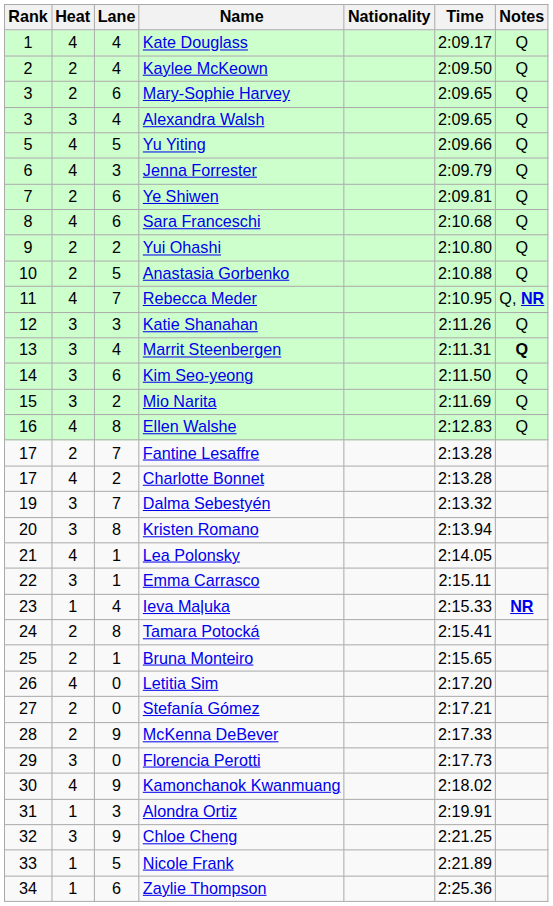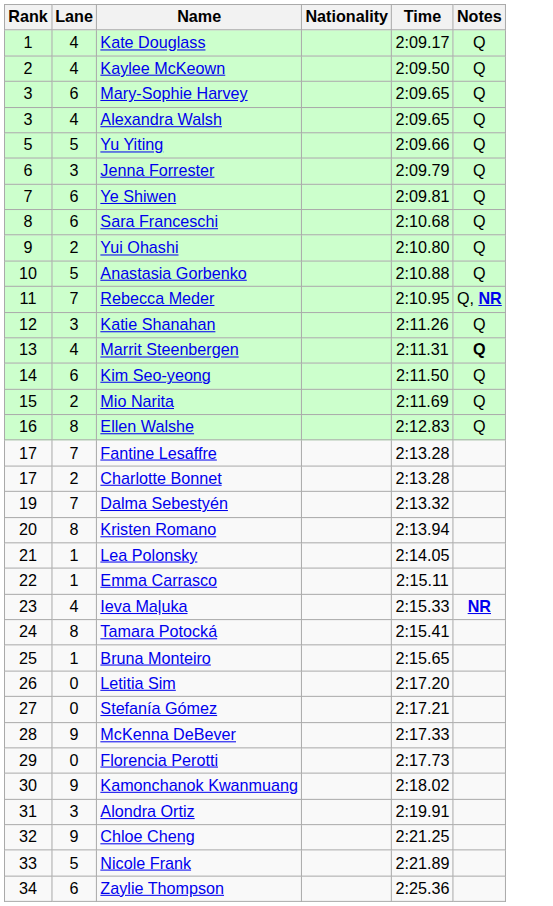- column: (73, 17)
